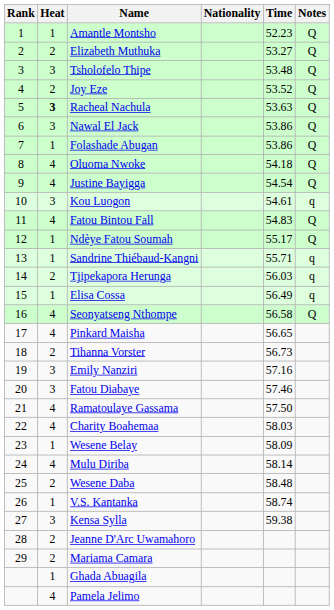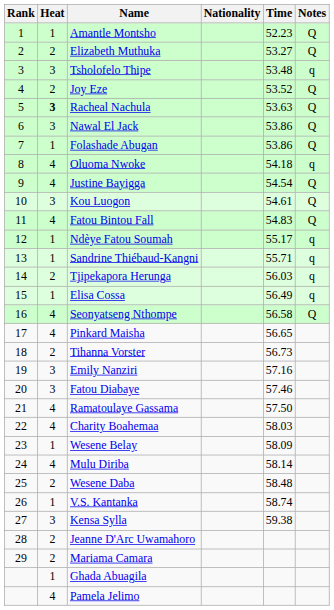(312, 70) Q -> (312, 70) q
(312, 164) Q -> (312, 164) q
(312, 201) q -> (312, 201) Q
(312, 239) Q -> (312, 239) q
